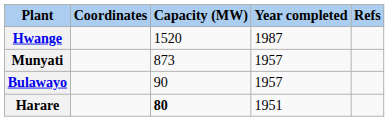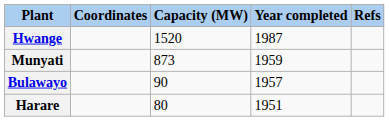(268, 60) 1957 -> (268, 60) 1959
(161, 104) bold -> (161, 104) normal
